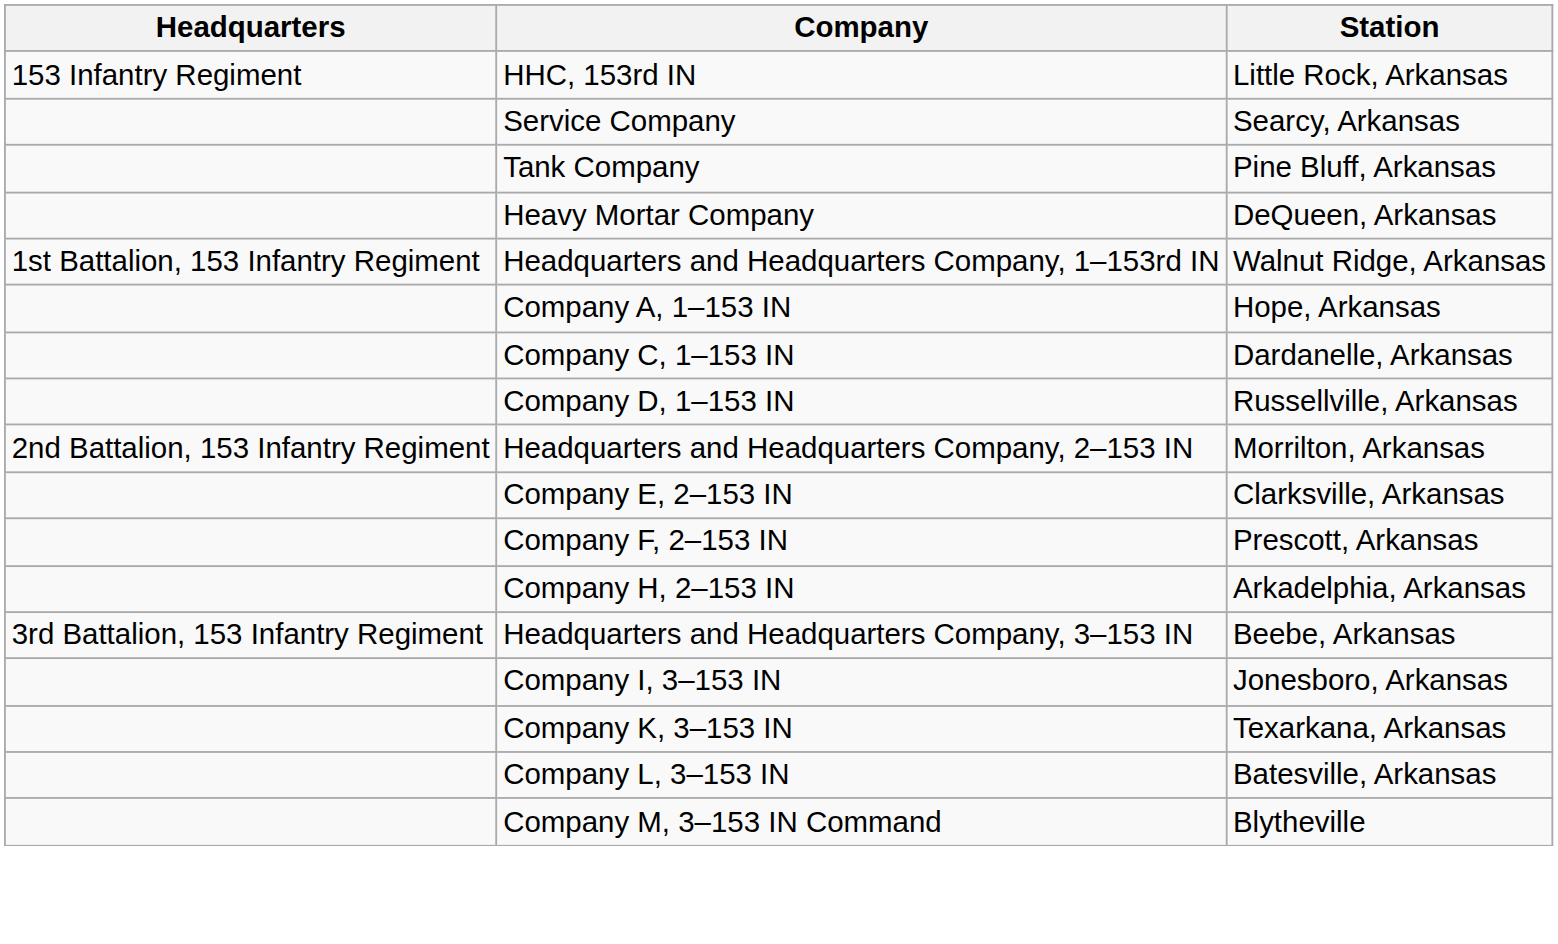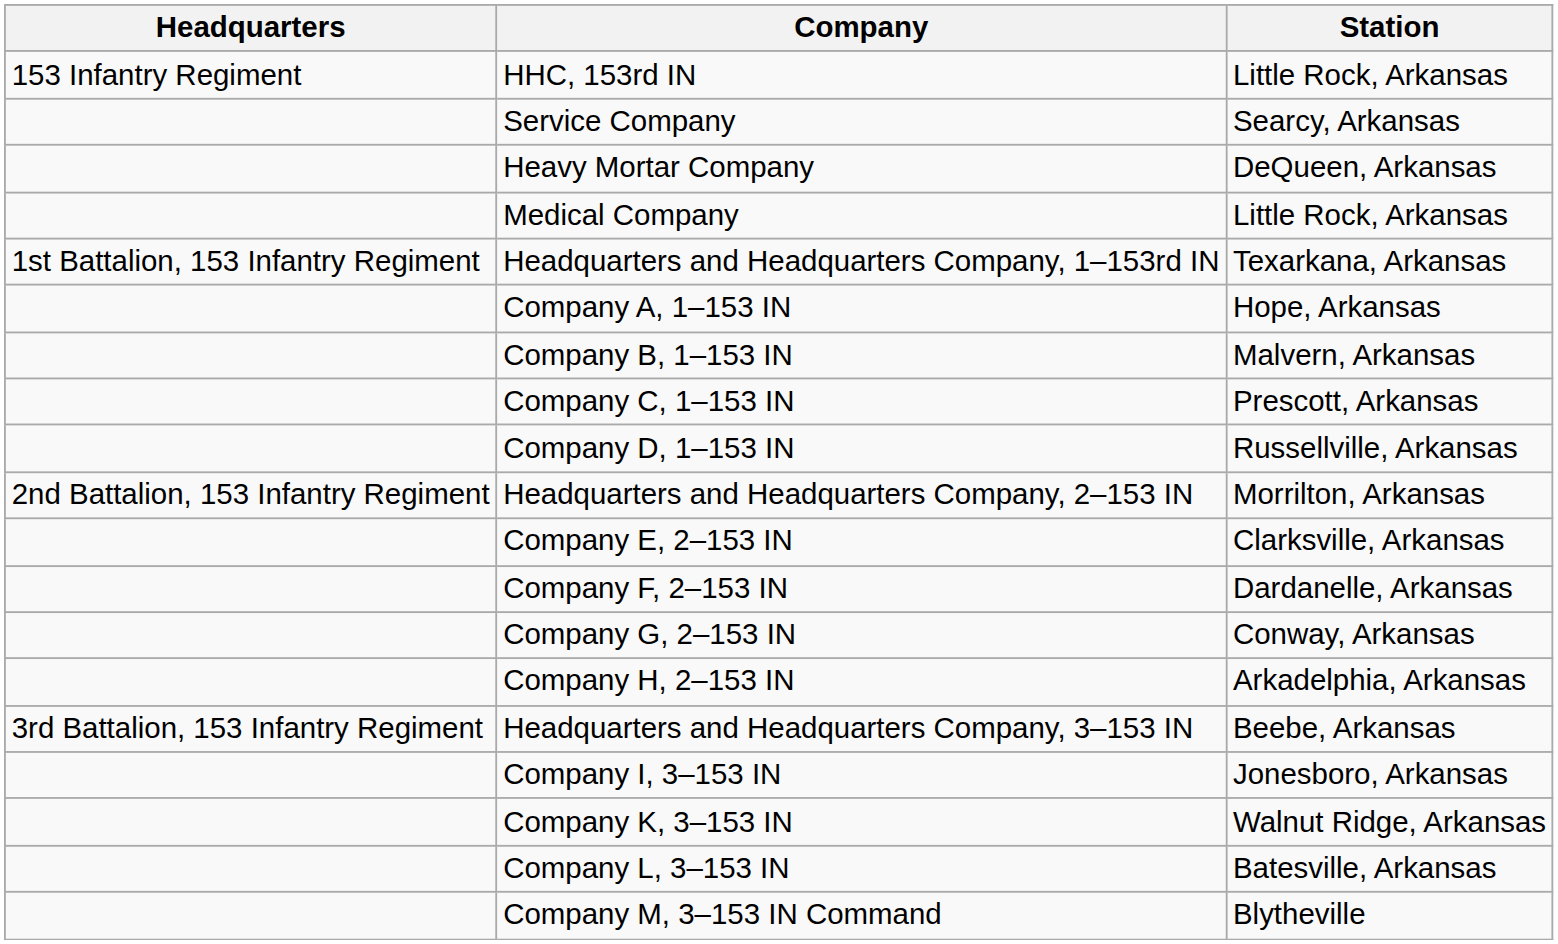- row: (601, 167)
+ row: (621, 214)
(1390, 261) Walnut Ridge, Arkansas -> (1370, 261) Texarkana, Arkansas
+ row: (648, 354)
(1373, 354) Dardanelle, Arkansas -> (1356, 401) Prescott, Arkansas
(1356, 541) Prescott, Arkansas -> (1373, 588) Dardanelle, Arkansas
+ row: (650, 634)
(1370, 728) Texarkana, Arkansas -> (1390, 821) Walnut Ridge, Arkansas
